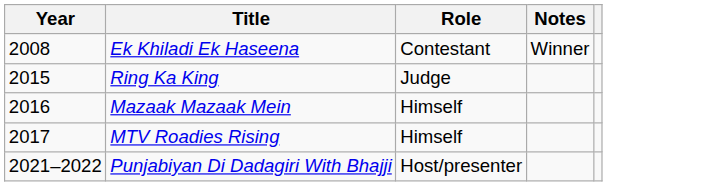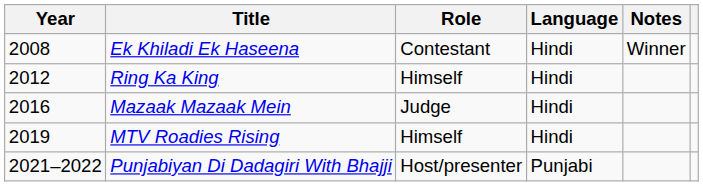+ column: (574, 19)
(30, 78) 2015 -> (30, 78) 2012
(426, 78) Judge -> (431, 78) Himself
(431, 107) Himself -> (426, 107) Judge
(30, 136) 2017 -> (30, 136) 2019
